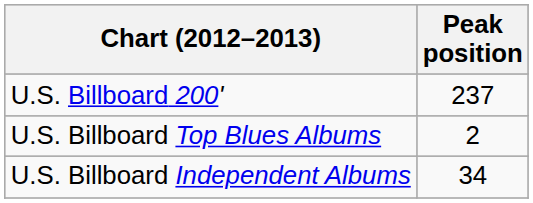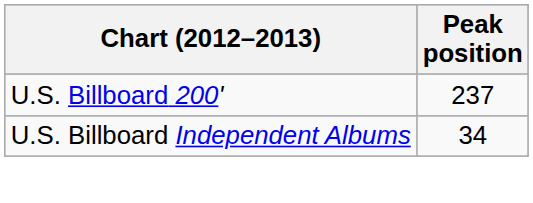- row: (196, 135)
